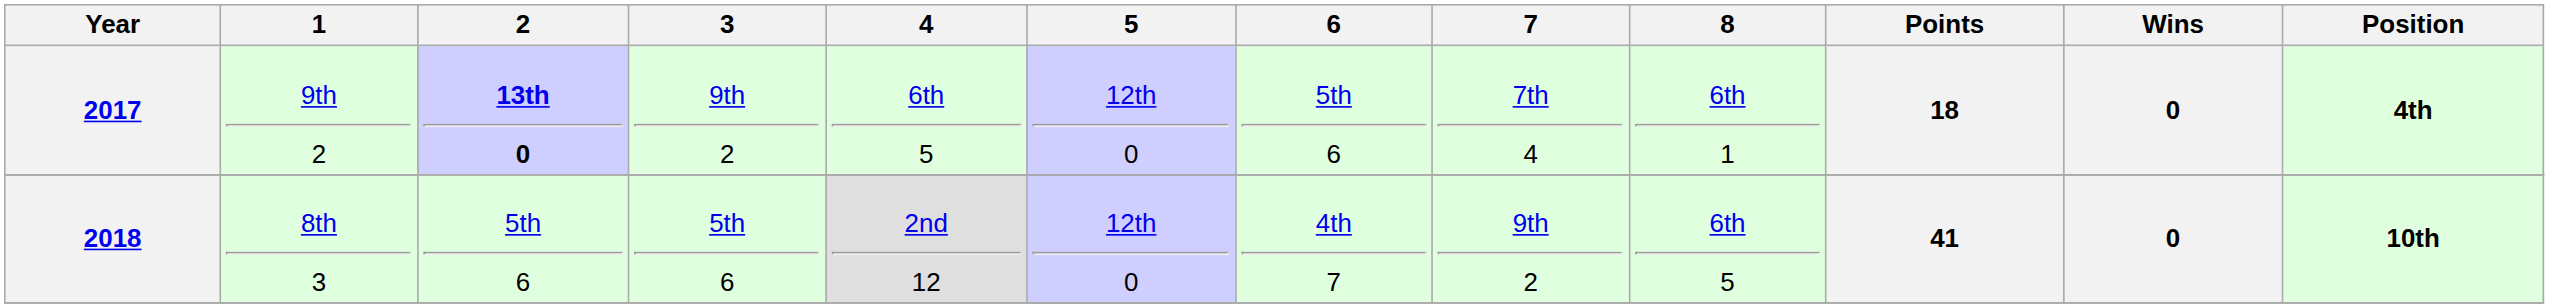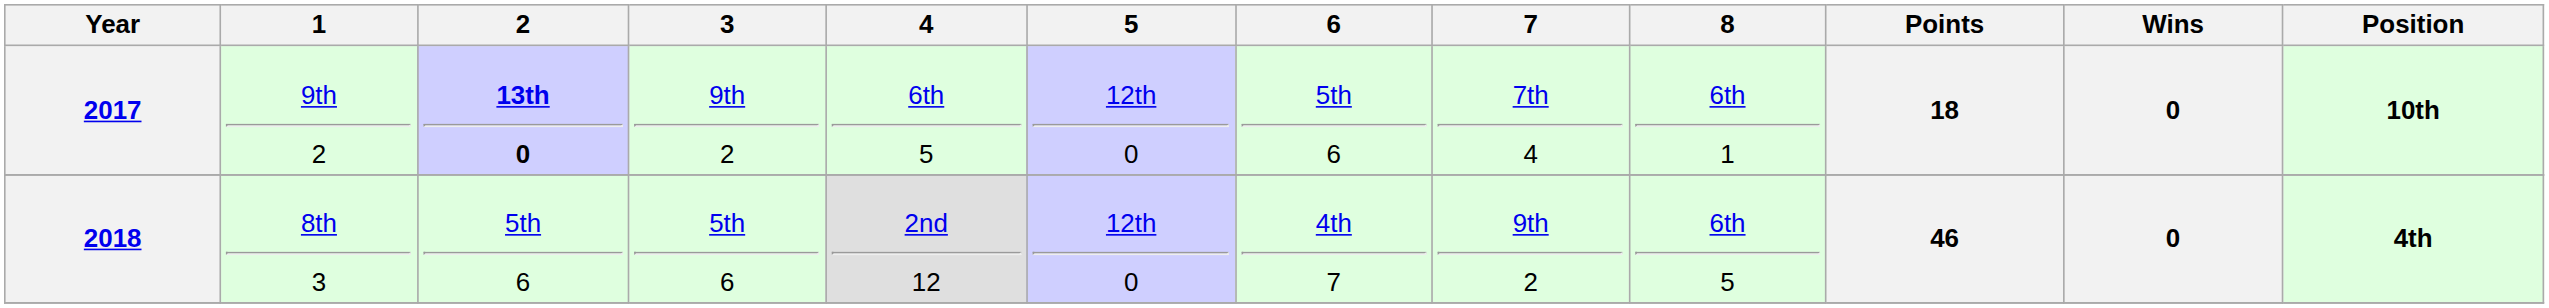(2413, 109) 4th -> (2413, 109) 10th
(1945, 238) 41 -> (1945, 238) 46
(2413, 238) 10th -> (2413, 238) 4th
